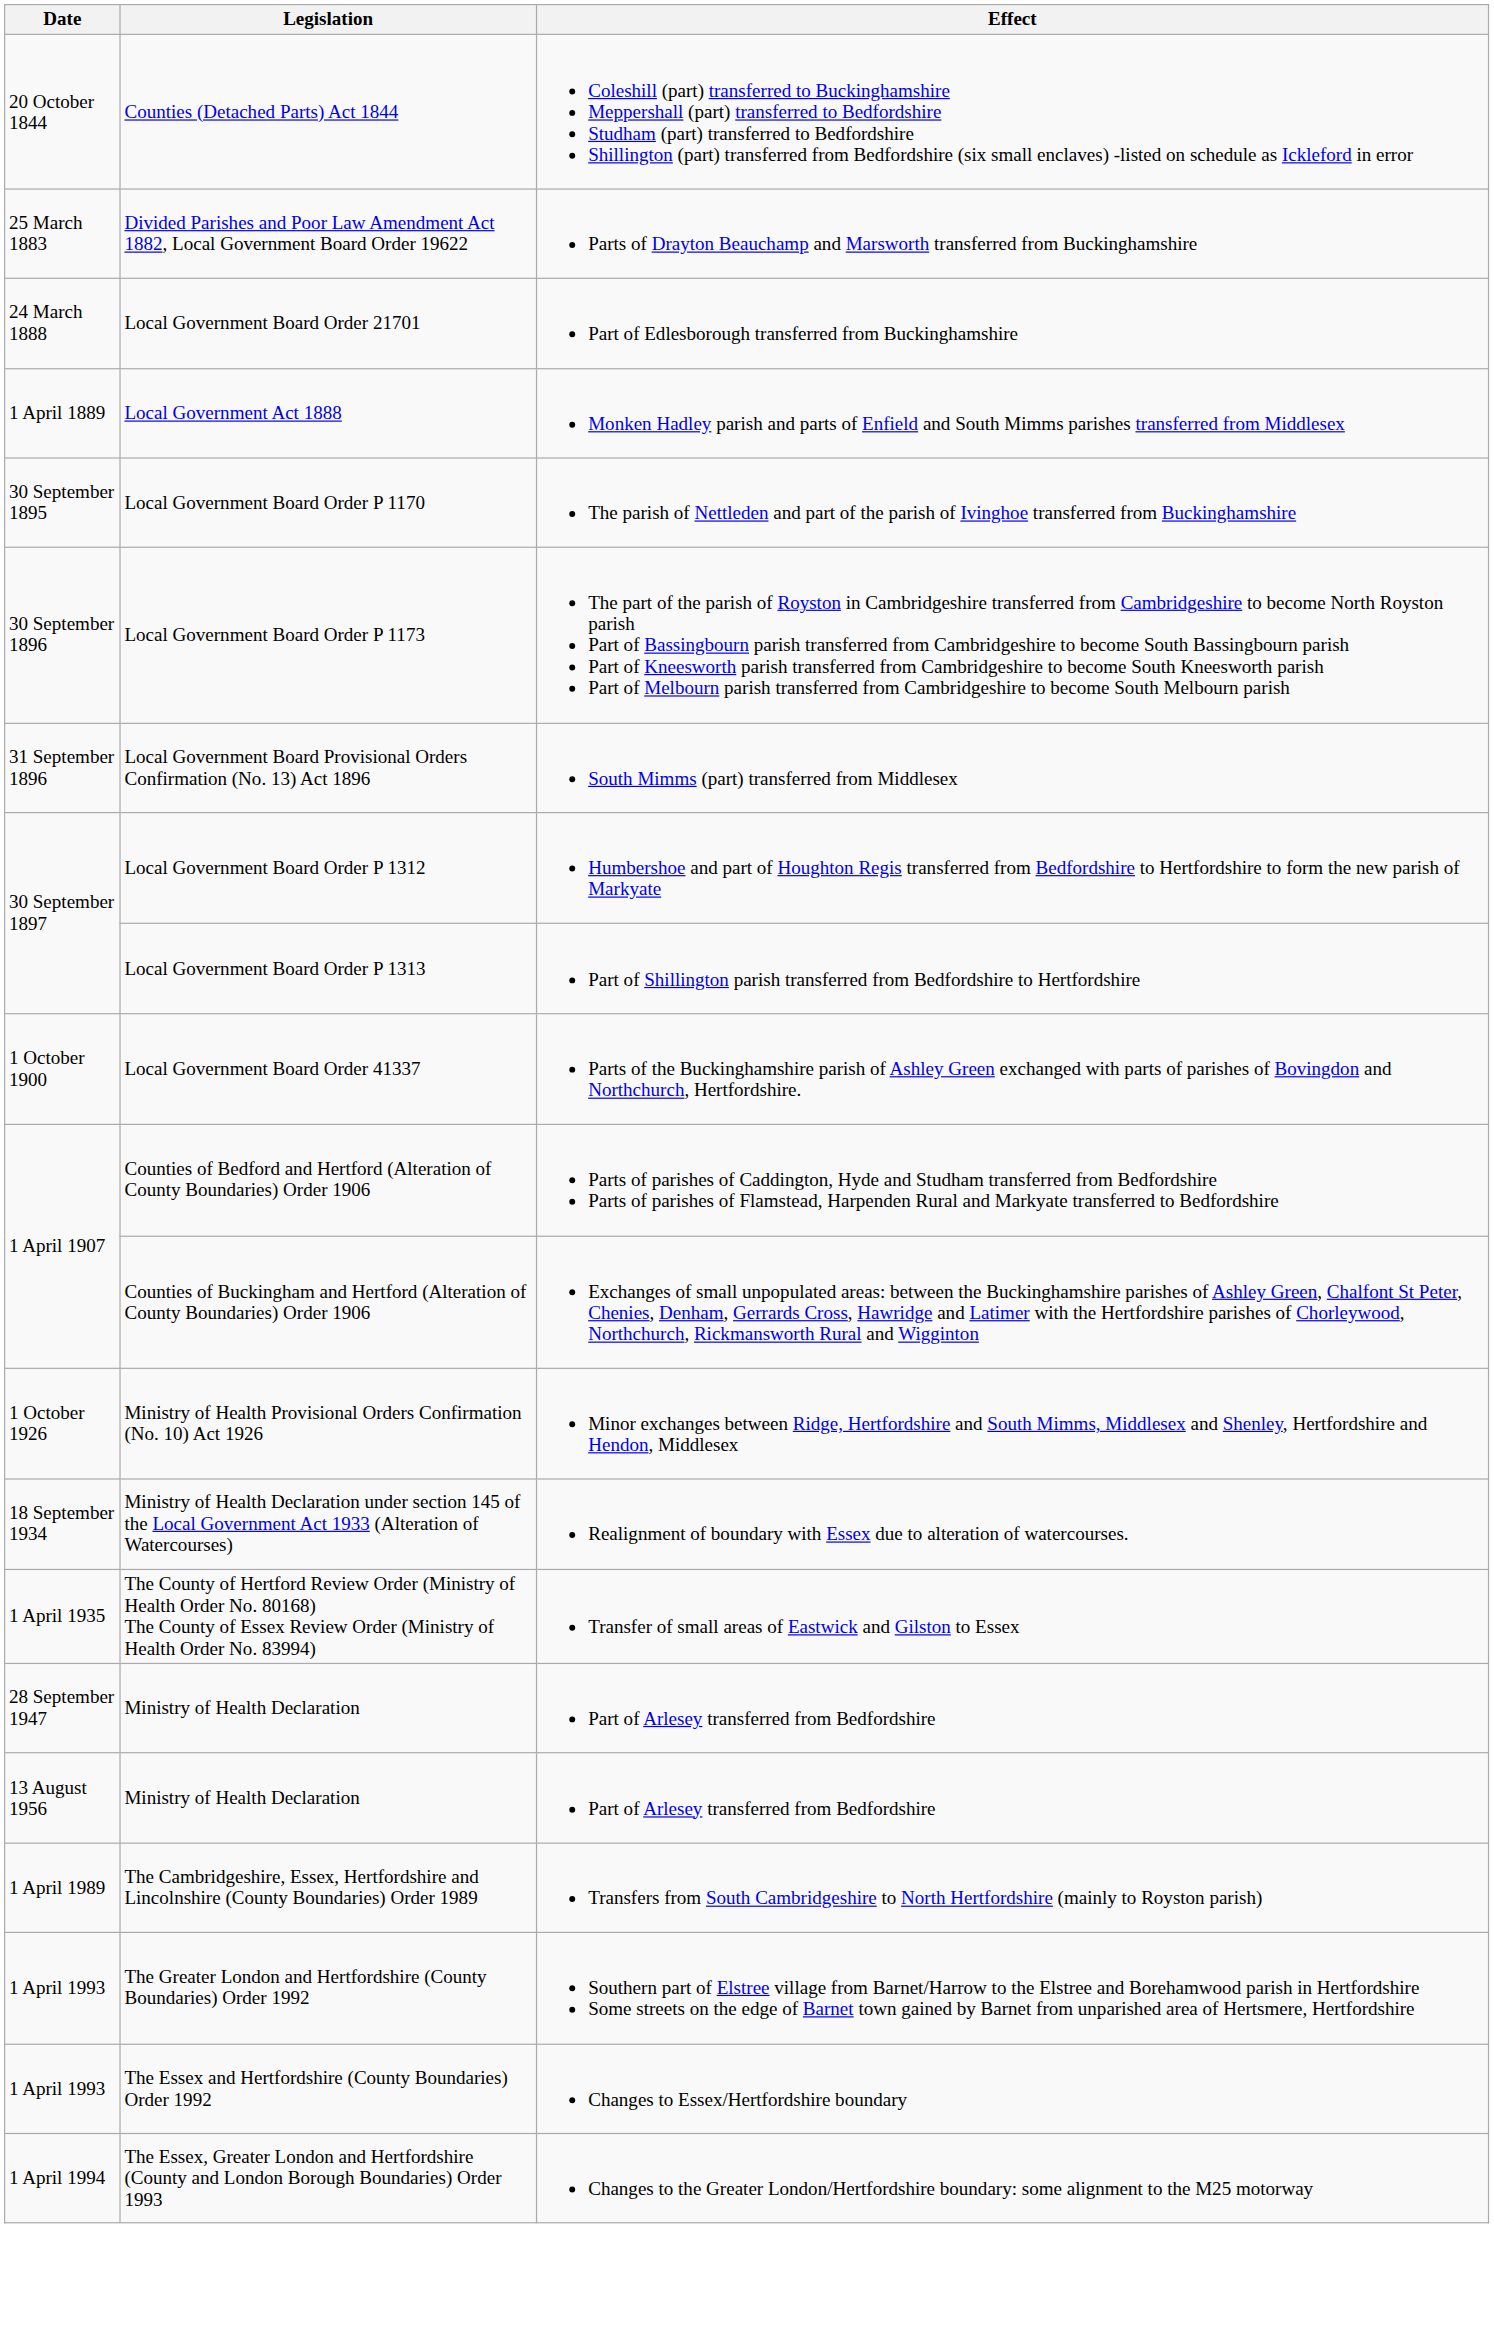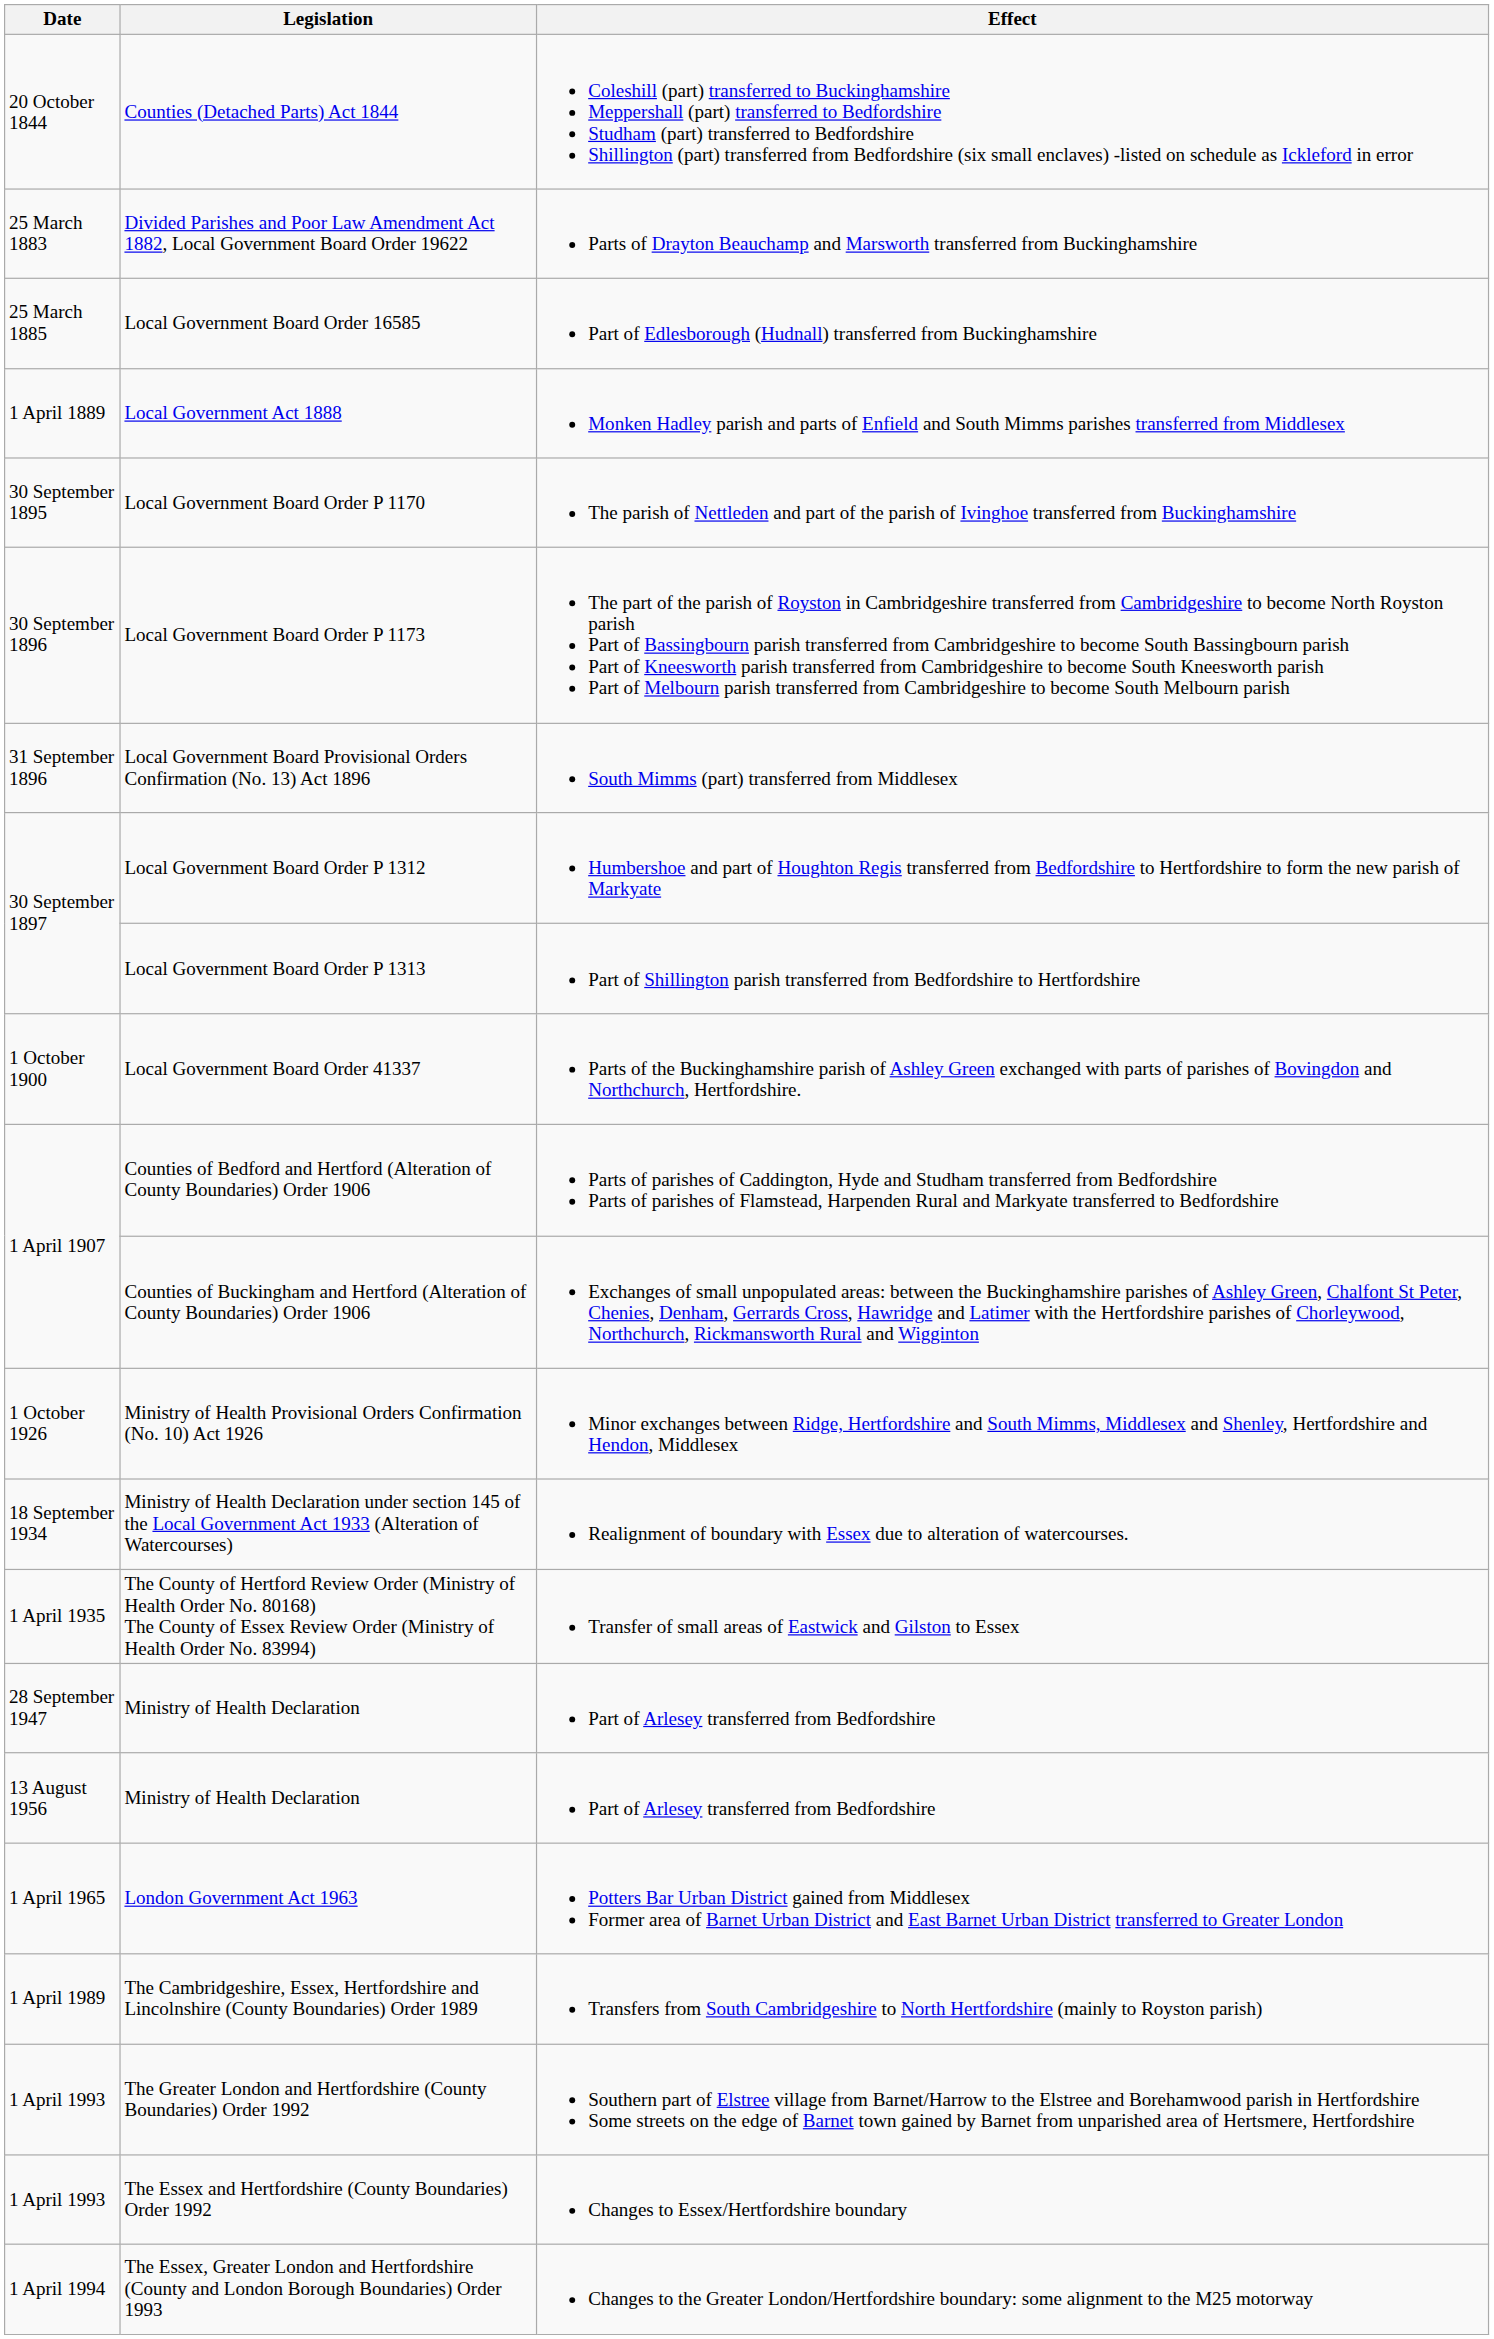+ row: (46, 323)
- row: (46, 323)
+ row: (57, 1898)
